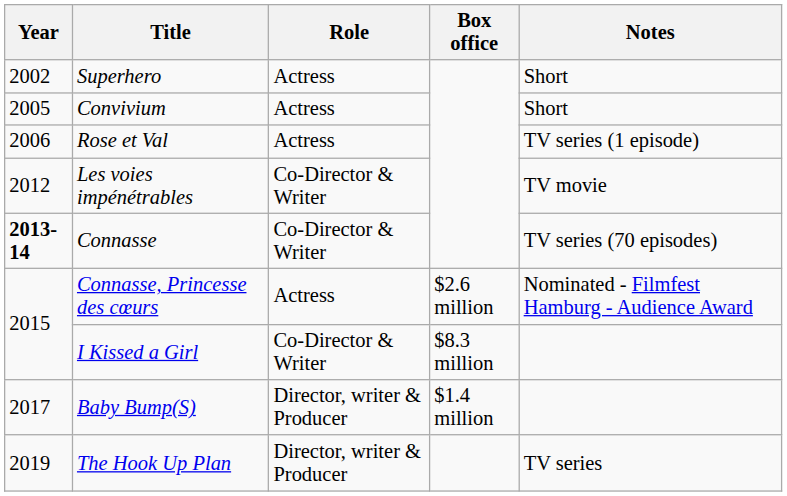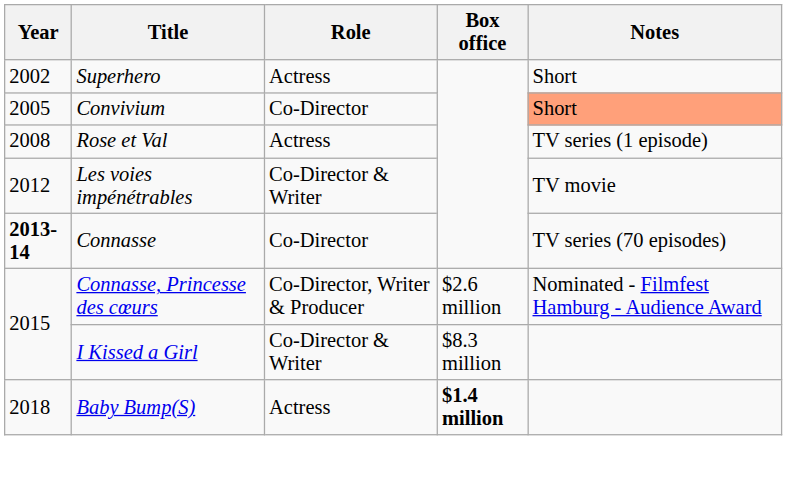(304, 108) Actress -> (318, 108) Co-Director
(546, 108) no background -> (555, 108) lightsalmon background
(30, 141) 2006 -> (30, 141) 2008
(333, 240) Co-Director & Writer -> (318, 240) Co-Director
(304, 296) Actress -> (349, 296) Co-Director, Writer & Producer
(30, 407) 2017 -> (30, 407) 2018
(347, 407) Director, writer & Producer -> (300, 407) Actress
(464, 407) normal -> (473, 407) bold
- row: (154, 462)
